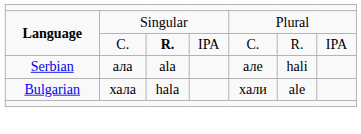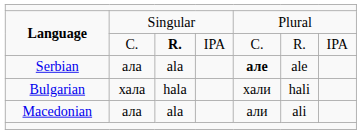(253, 66) normal -> (257, 66) bold
(297, 66) hali -> (299, 66) ale
(297, 89) ale -> (299, 89) hali
+ row: (57, 111)
